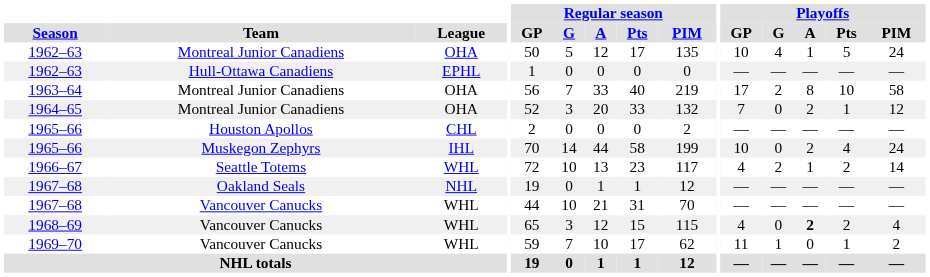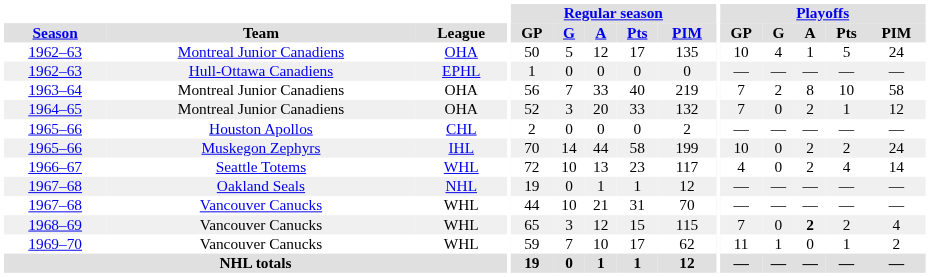(741, 90) 17 -> (741, 90) 7
(847, 148) 4 -> (847, 148) 2
(778, 167) 2 -> (778, 167) 0
(810, 167) 1 -> (810, 167) 2
(847, 167) 2 -> (847, 167) 4
(741, 224) 4 -> (741, 224) 7
